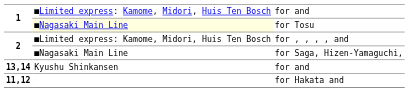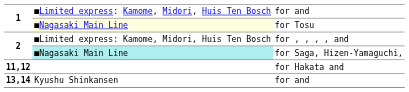(81, 53) no background -> (81, 53) paleturquoise background
rows swapped: (18, 81) <-> (18, 67)
